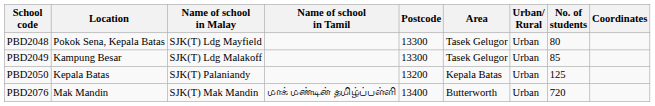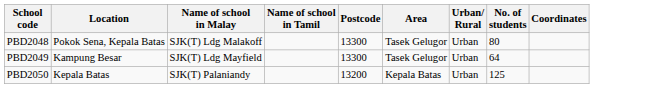(216, 41) SJK(T) Ldg Mayfield -> (216, 41) SJK(T) Ldg Malakoff
(216, 58) SJK(T) Ldg Malakoff -> (216, 58) SJK(T) Ldg Mayfield
(555, 58) 85 -> (494, 58) 64
- row: (28, 92)
